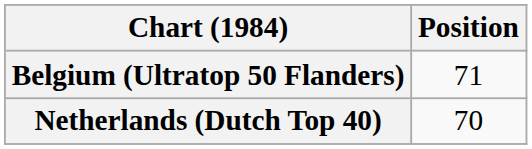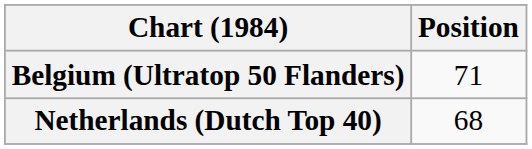(468, 120) 70 -> (468, 120) 68
